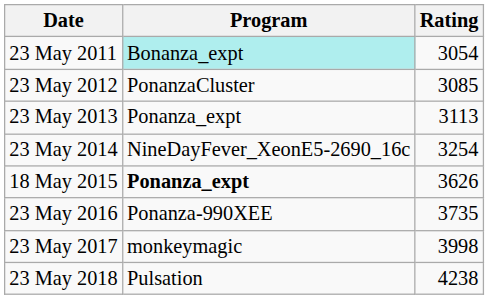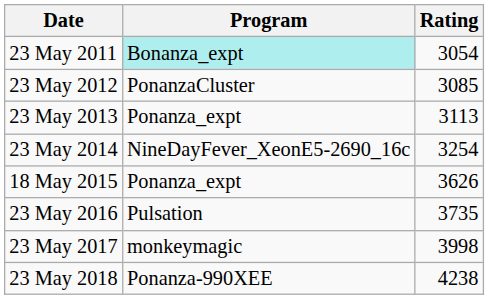(188, 181) bold -> (184, 181) normal
(200, 213) Ponanza-990XEE -> (165, 213) Pulsation
(165, 278) Pulsation -> (200, 278) Ponanza-990XEE
